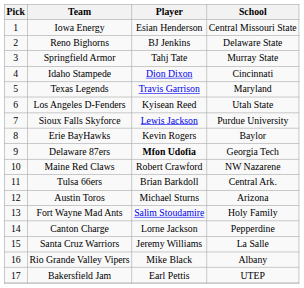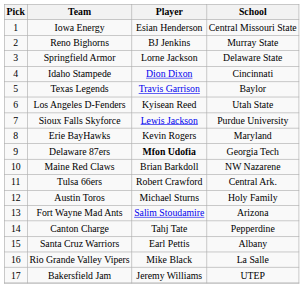(253, 43) Delaware State -> (253, 43) Murray State
(169, 58) Tahj Tate -> (169, 58) Lorne Jackson
(253, 58) Murray State -> (253, 58) Delaware State
(253, 89) Maryland -> (253, 89) Baylor
(253, 136) Baylor -> (253, 136) Maryland
(169, 167) Robert Crawford -> (169, 167) Brian Barkdoll
(169, 182) Brian Barkdoll -> (169, 182) Robert Crawford
(253, 197) Arizona -> (253, 197) Holy Family
(253, 213) Holy Family -> (253, 213) Arizona
(169, 228) Lorne Jackson -> (169, 228) Tahj Tate
(169, 244) Jeremy Williams -> (169, 244) Earl Pettis
(253, 244) La Salle -> (253, 244) Albany
(253, 259) Albany -> (253, 259) La Salle
(169, 275) Earl Pettis -> (169, 275) Jeremy Williams
